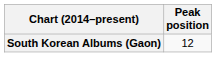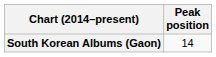(188, 43) 12 -> (188, 43) 14
